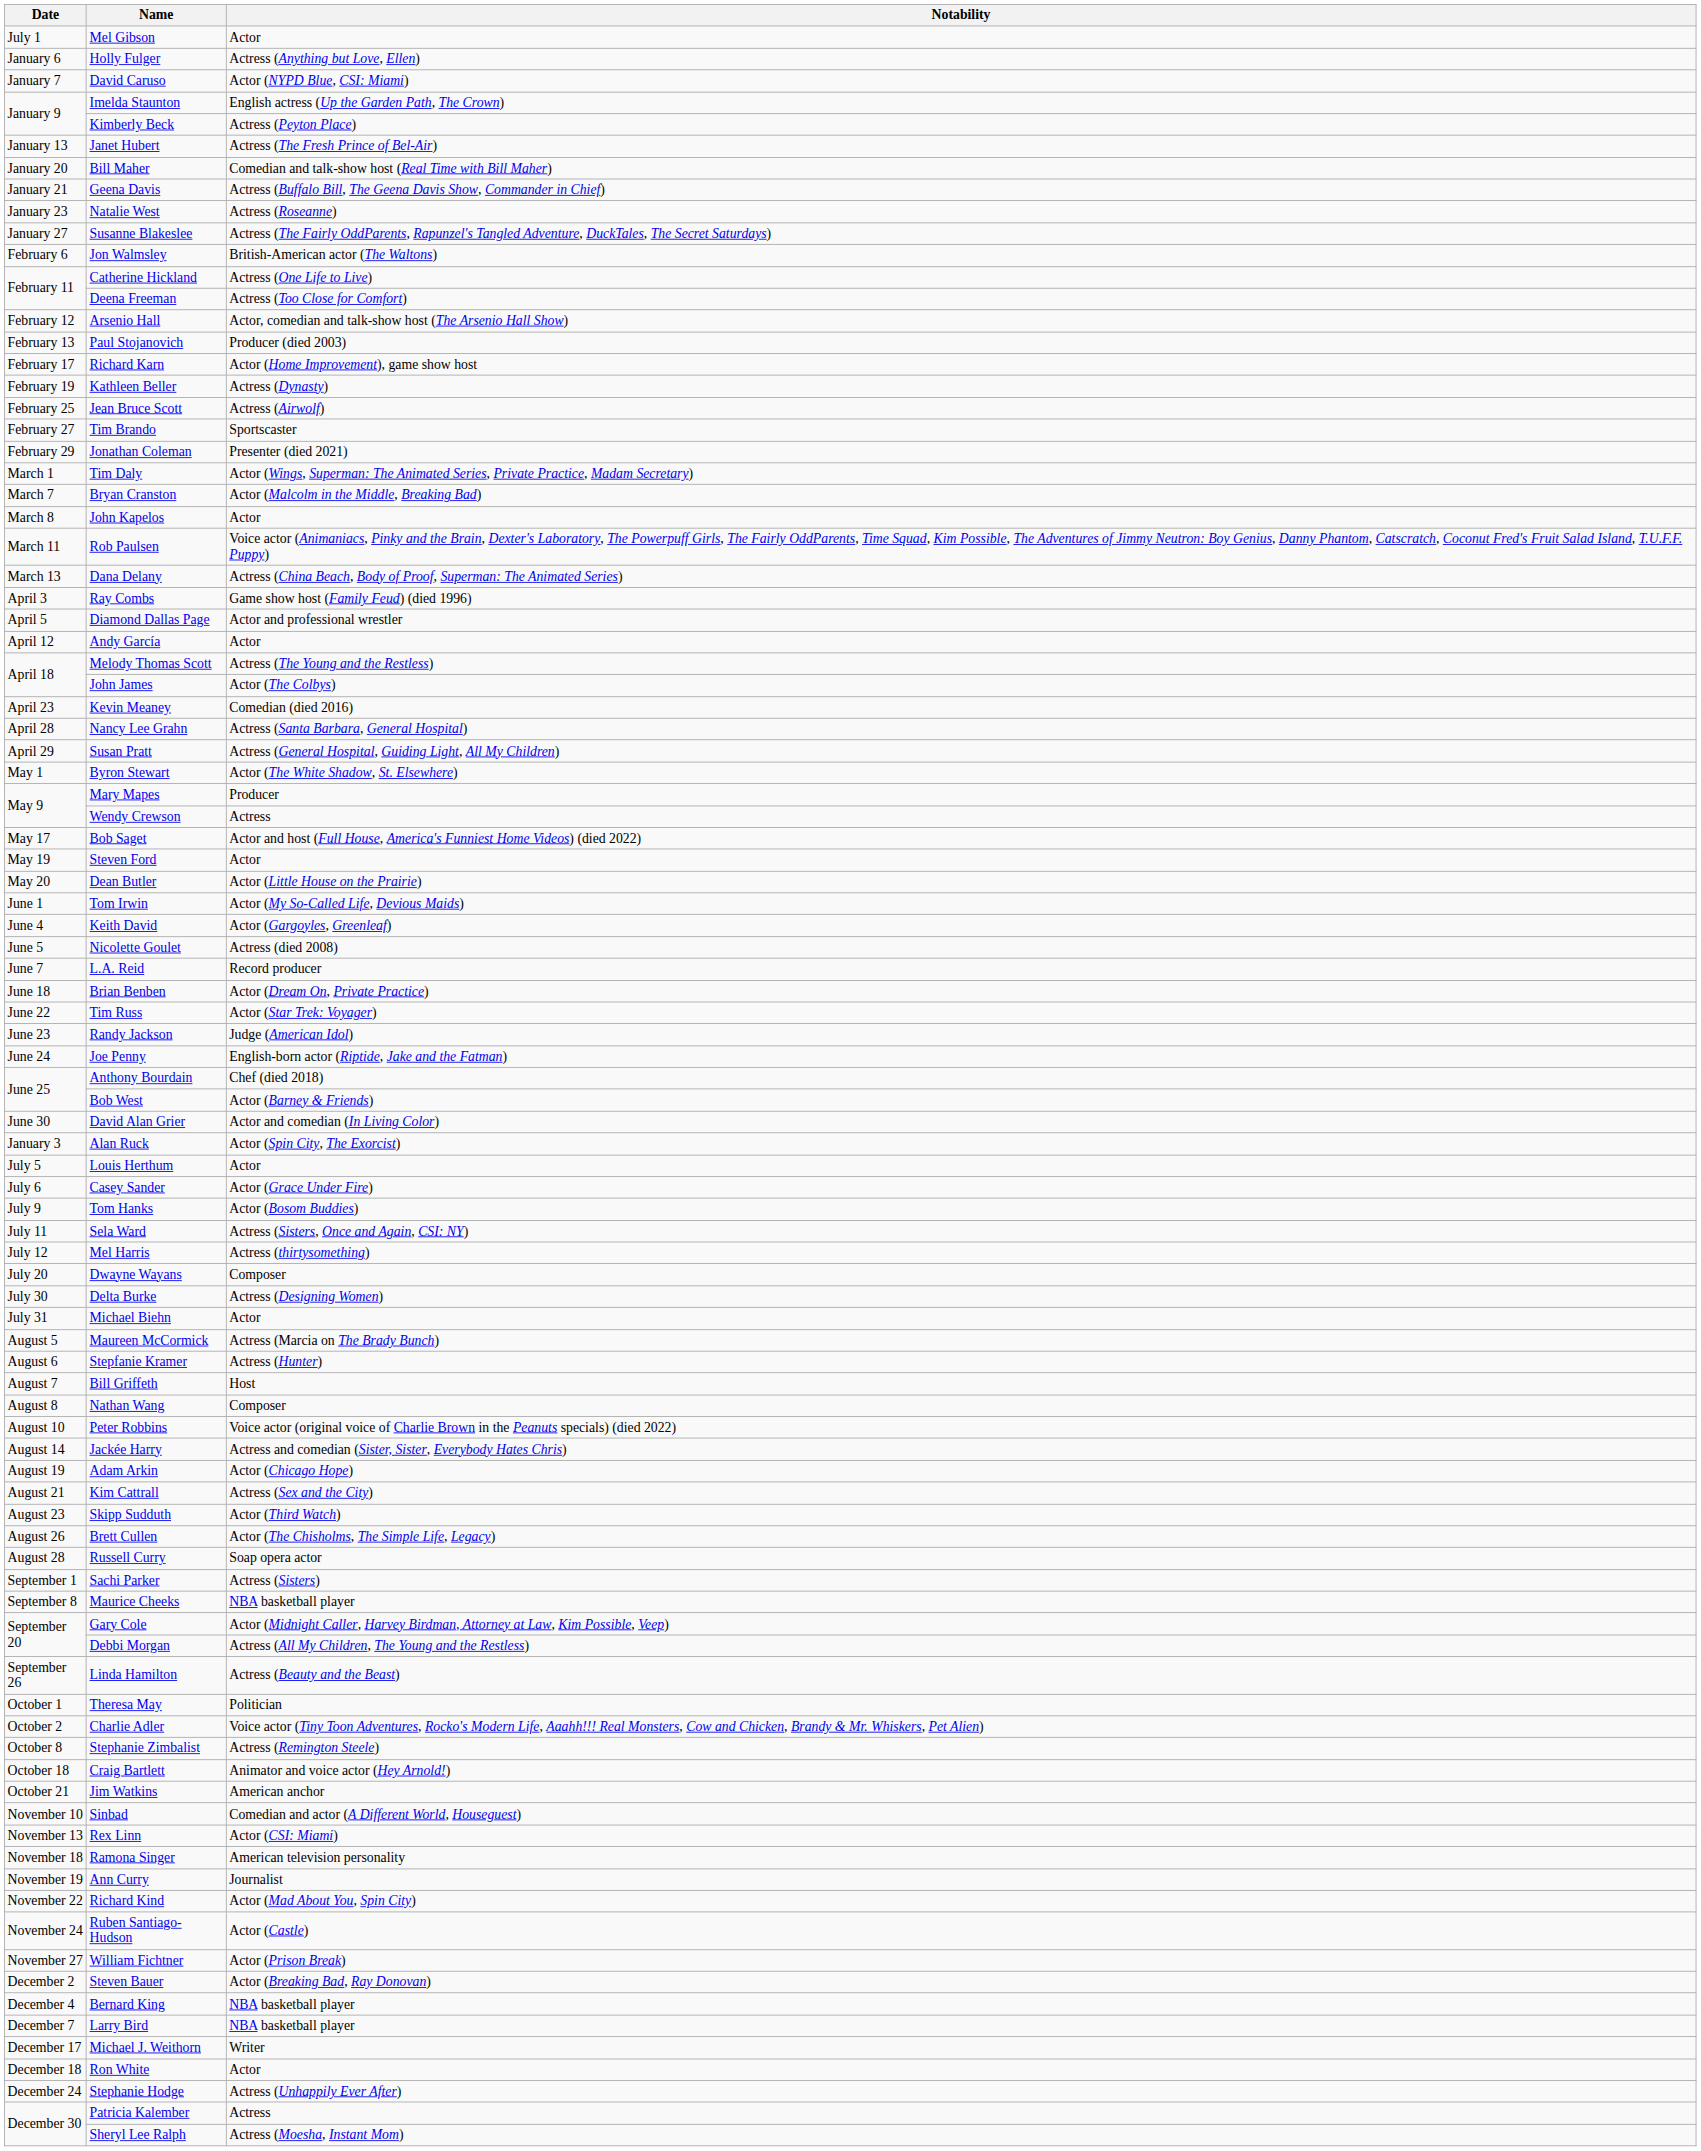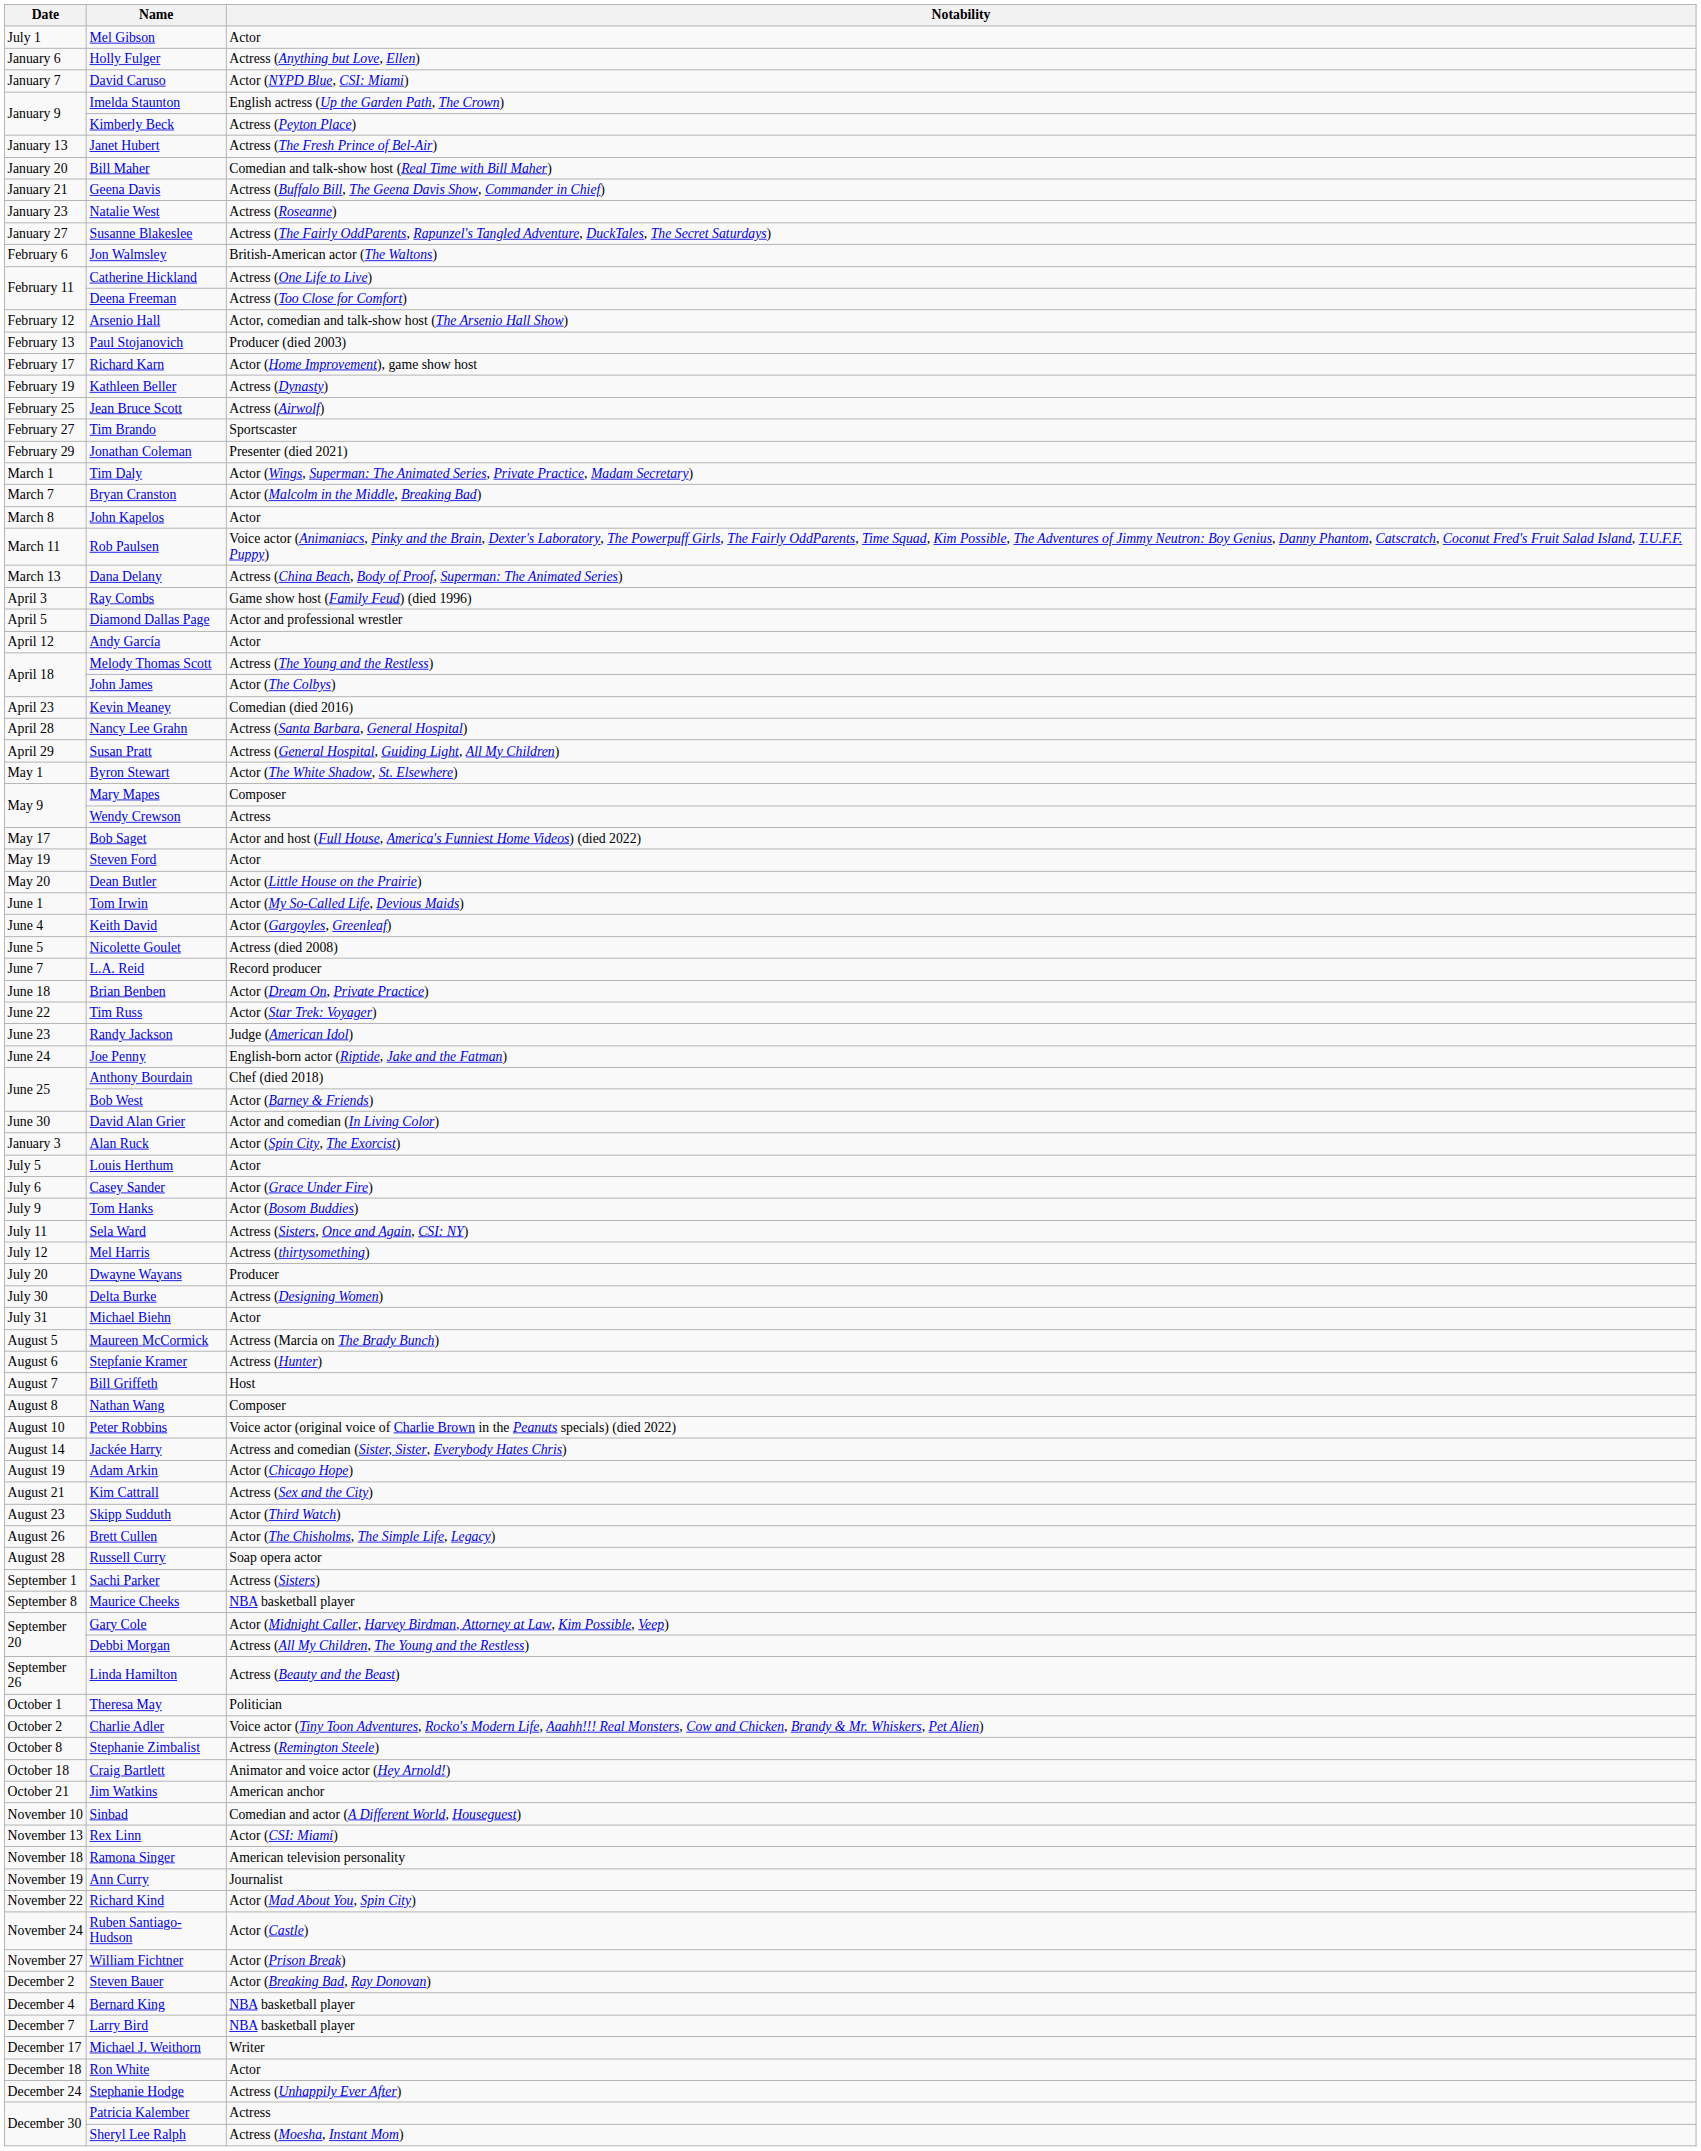(254, 794) Producer -> (258, 794) Composer
(258, 1274) Composer -> (254, 1274) Producer
